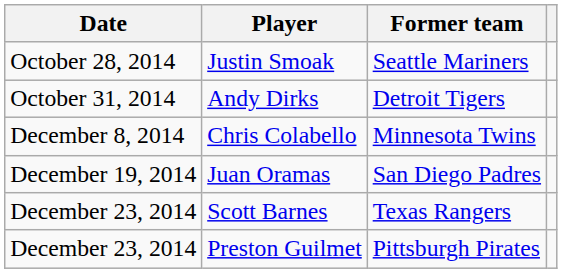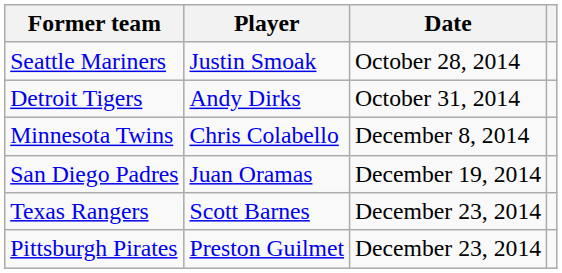columns swapped: (103, 23) <-> (457, 23)
